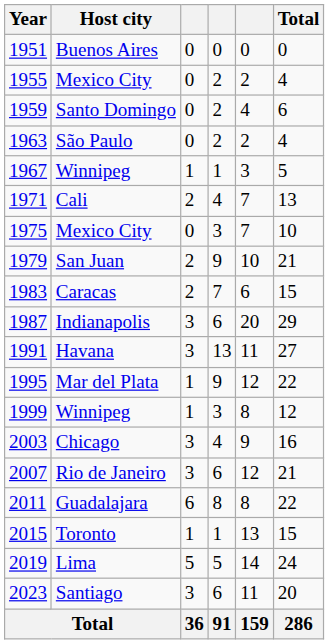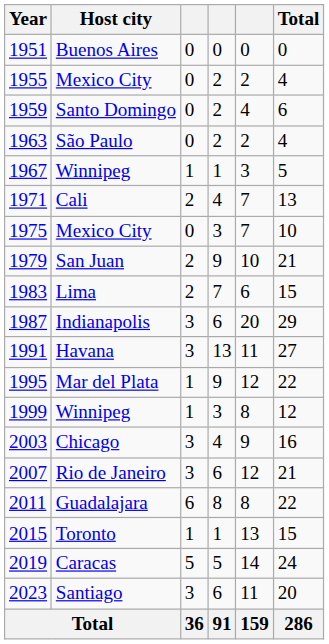(86, 291) Caracas -> (76, 291) Lima
(76, 563) Lima -> (86, 563) Caracas
